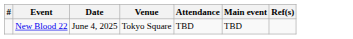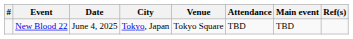+ column: (145, 11)
